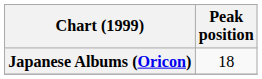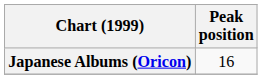(226, 61) 18 -> (226, 61) 16
